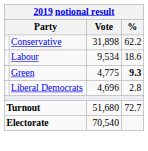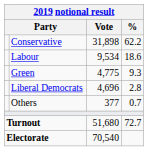(135, 73) bold -> (135, 73) normal
+ row: (24, 103)
